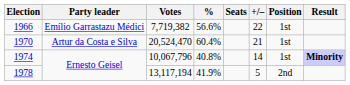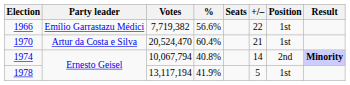(170, 57) 10,067,796 -> (170, 57) 10,067,794
(285, 57) 1st -> (285, 57) 2nd
(285, 73) 2nd -> (285, 73) 1st
